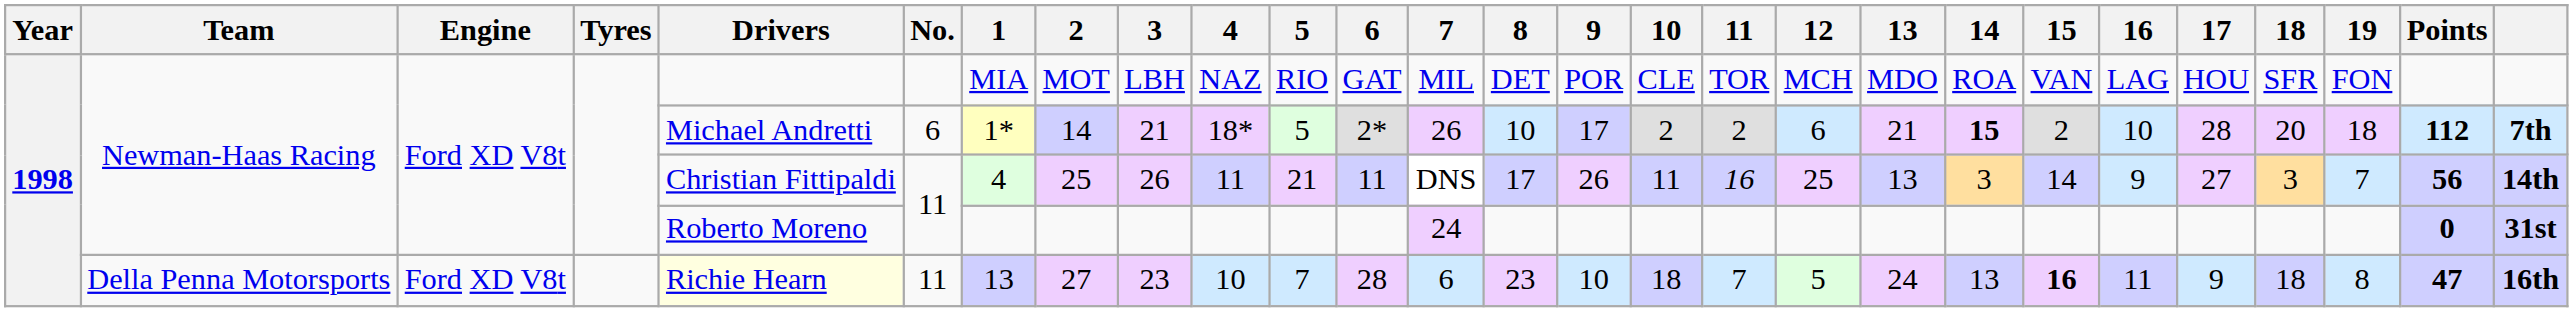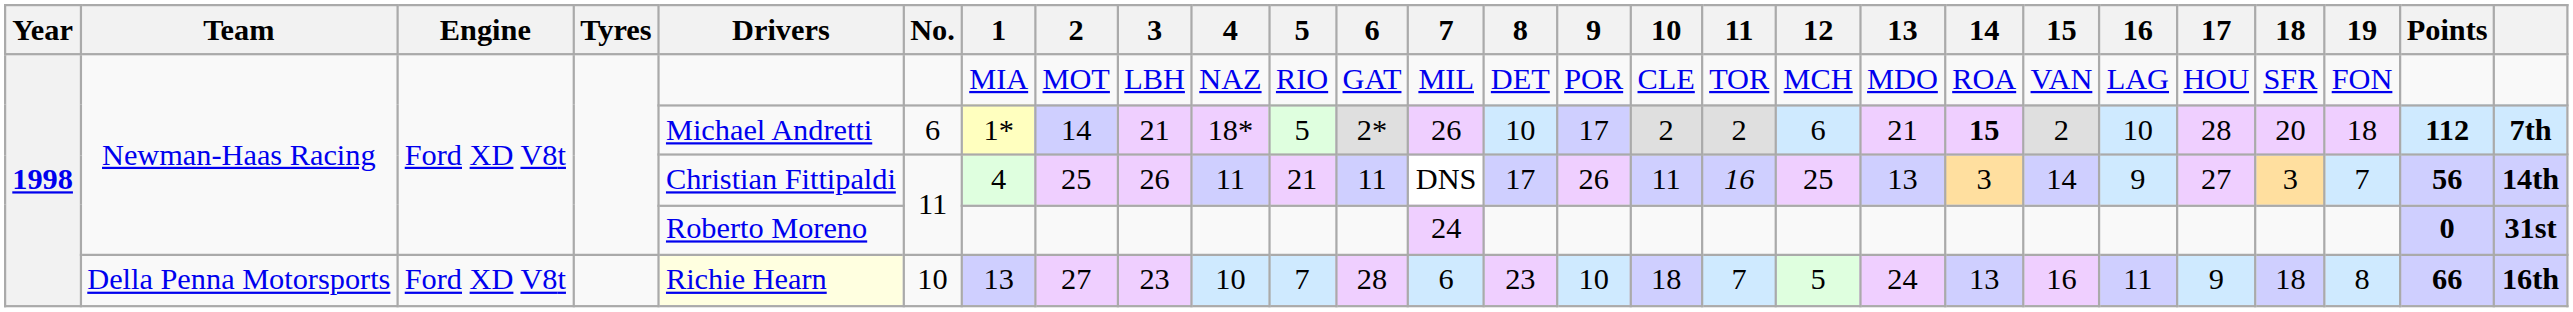(933, 279) 11 -> (933, 279) 10
(2061, 279) bold -> (2061, 279) normal
(2447, 279) 47 -> (2447, 279) 66
